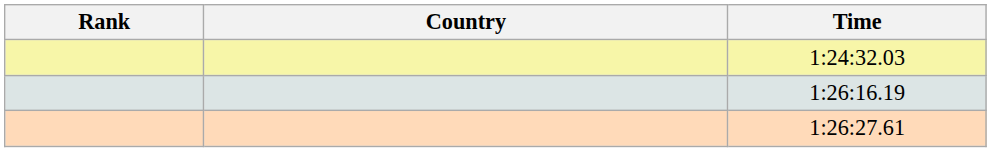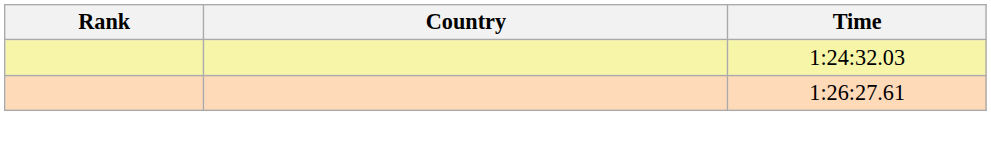- row: (857, 92)
